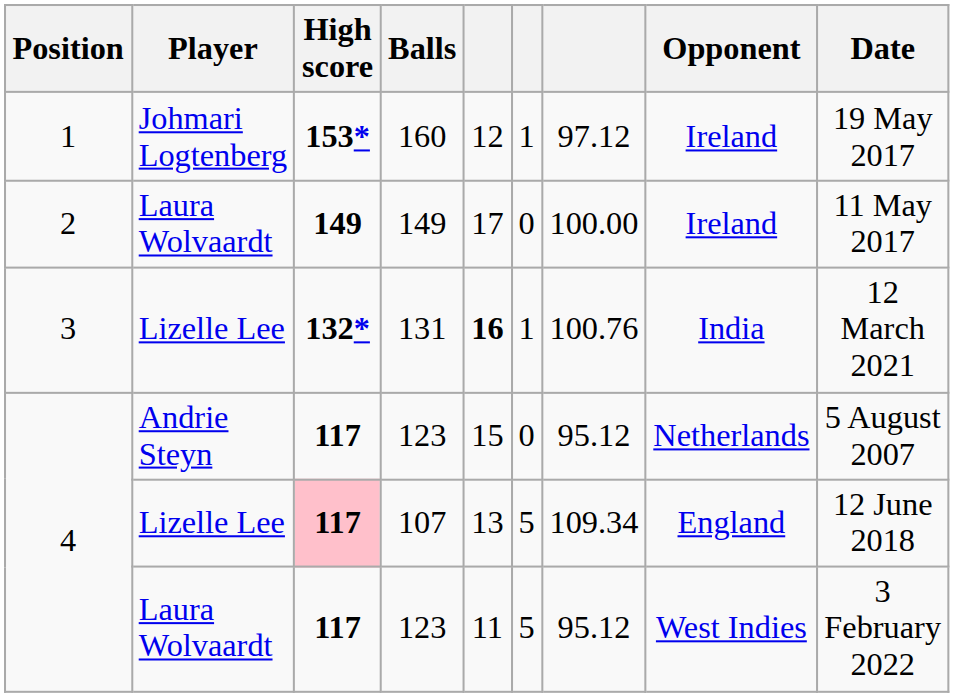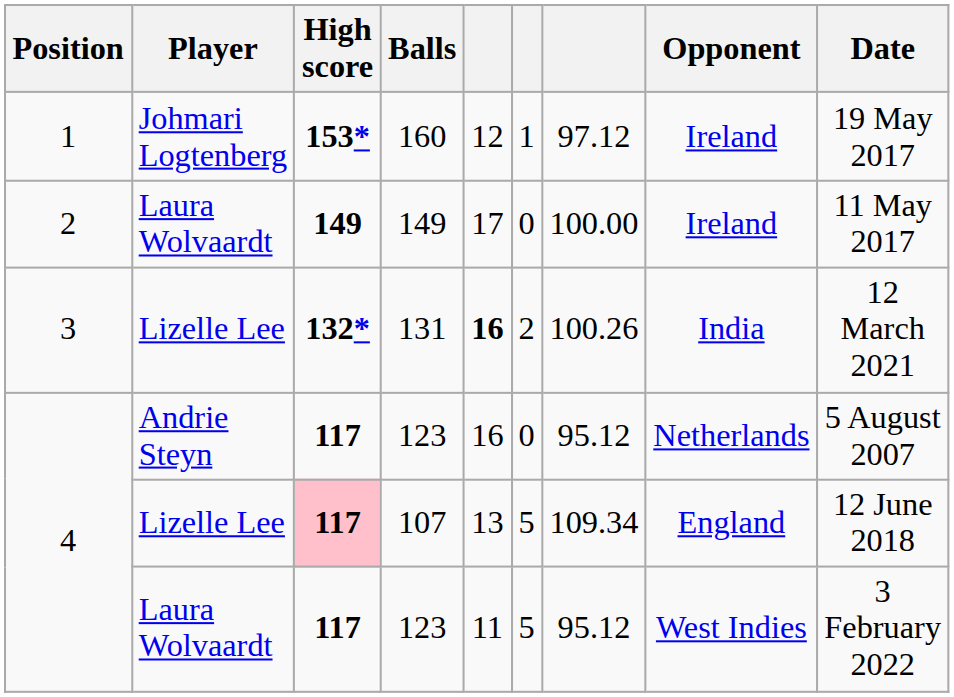(527, 329) 1 -> (527, 329) 2
(594, 329) 100.76 -> (594, 329) 100.26
(487, 435) 15 -> (487, 435) 16
